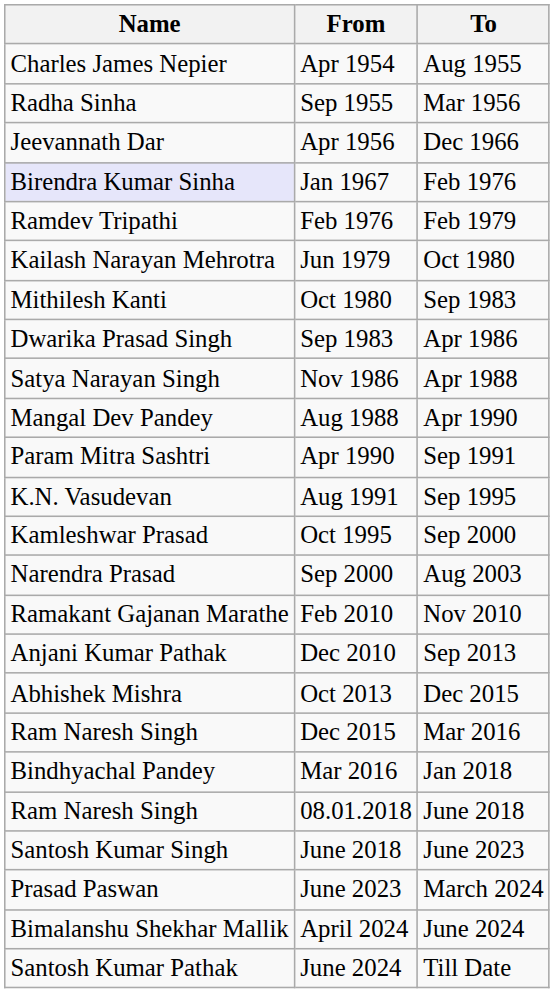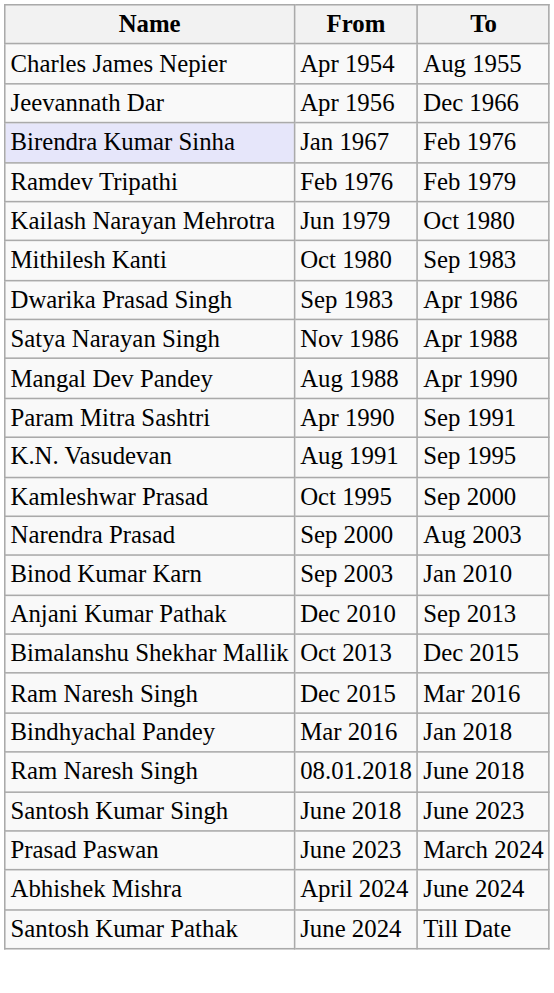- row: (347, 102)
+ row: (347, 574)
- row: (347, 614)
(96, 692) Abhishek Mishra -> (150, 653) Bimalanshu Shekhar Mallik
(150, 928) Bimalanshu Shekhar Mallik -> (96, 889) Abhishek Mishra
